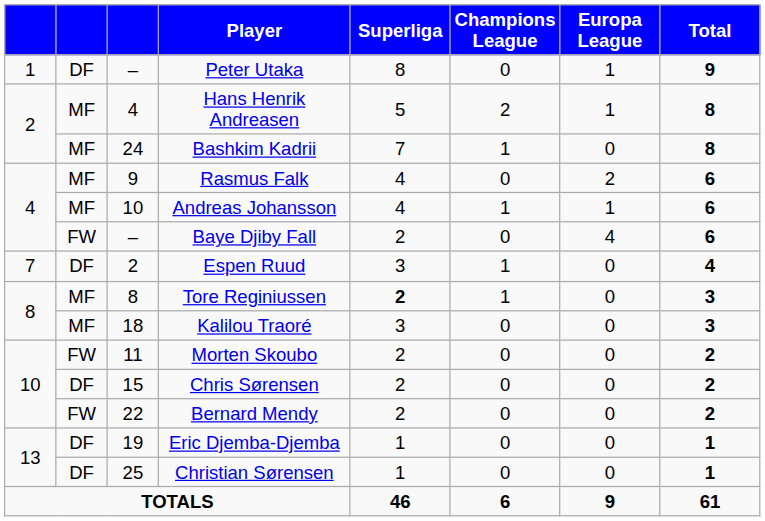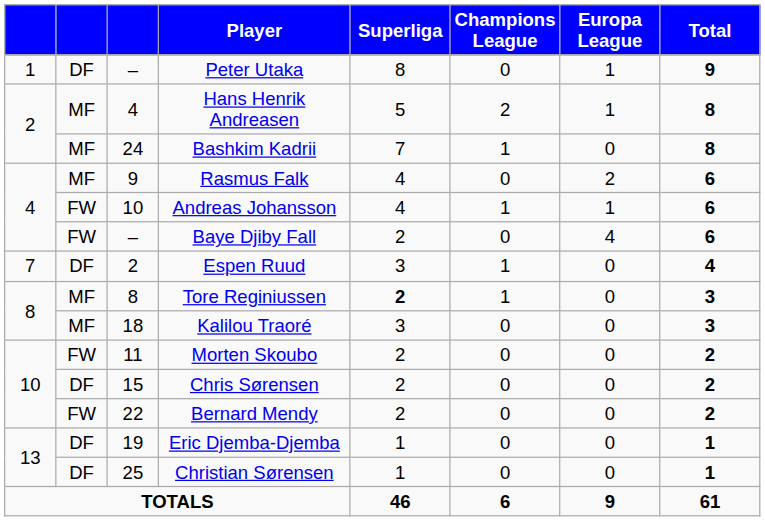(82, 208) MF -> (82, 208) FW
